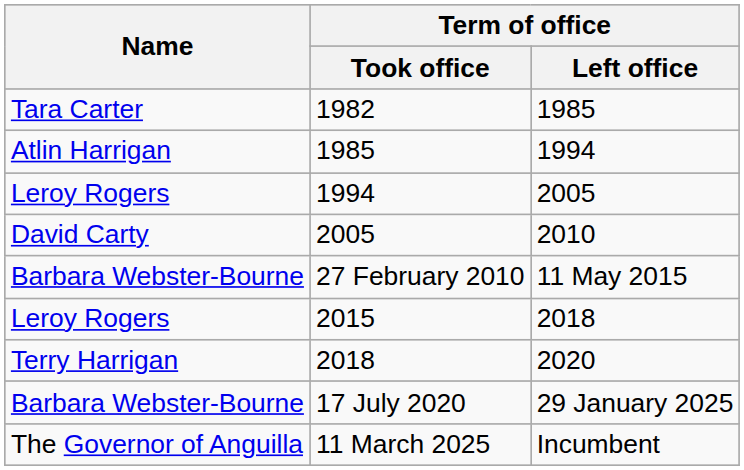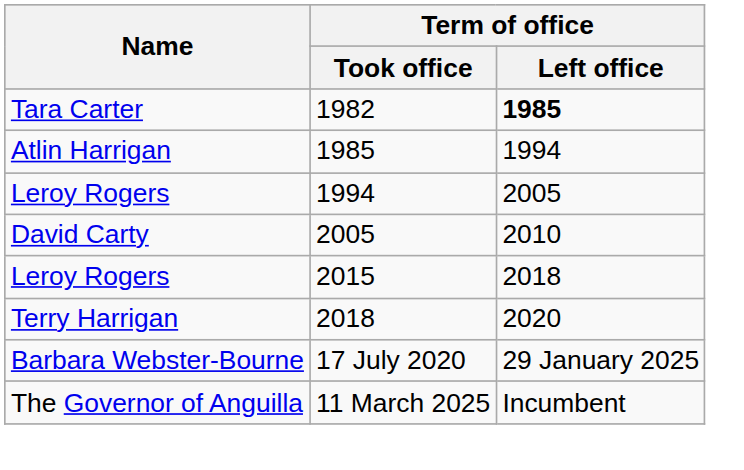(566, 109) normal -> (532, 109) bold
- row: (420, 276)
